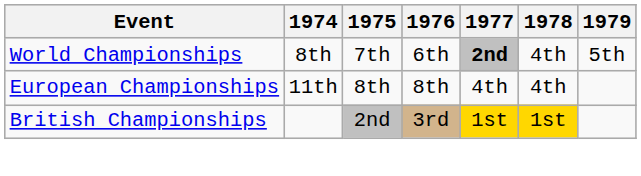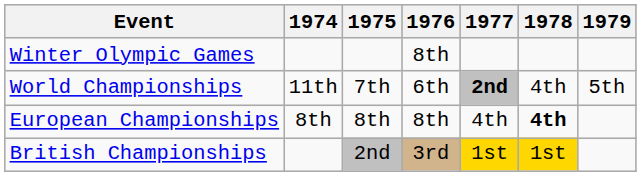+ row: (132, 55)
(313, 55) 8th -> (313, 88) 11th
(313, 88) 11th -> (313, 121) 8th
(548, 88) normal -> (548, 121) bold
